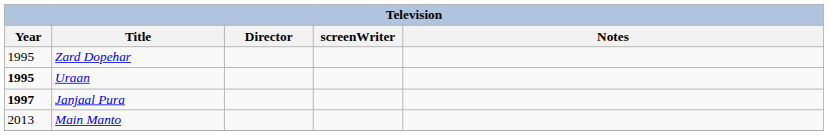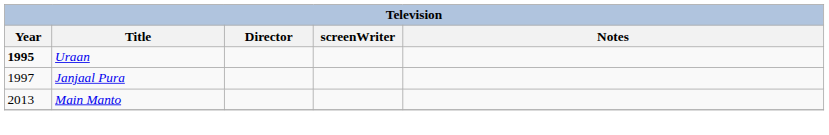- row: (93, 57)
(21, 99) bold -> (21, 78) normal
